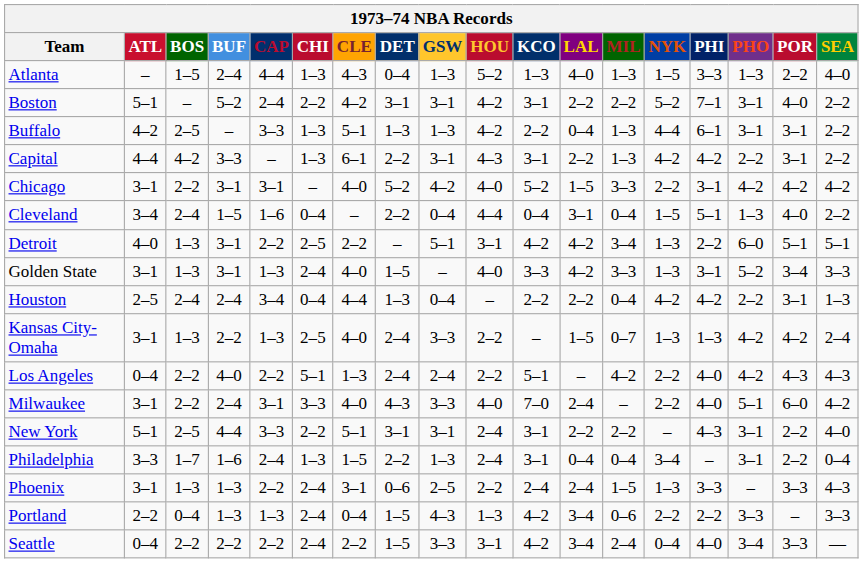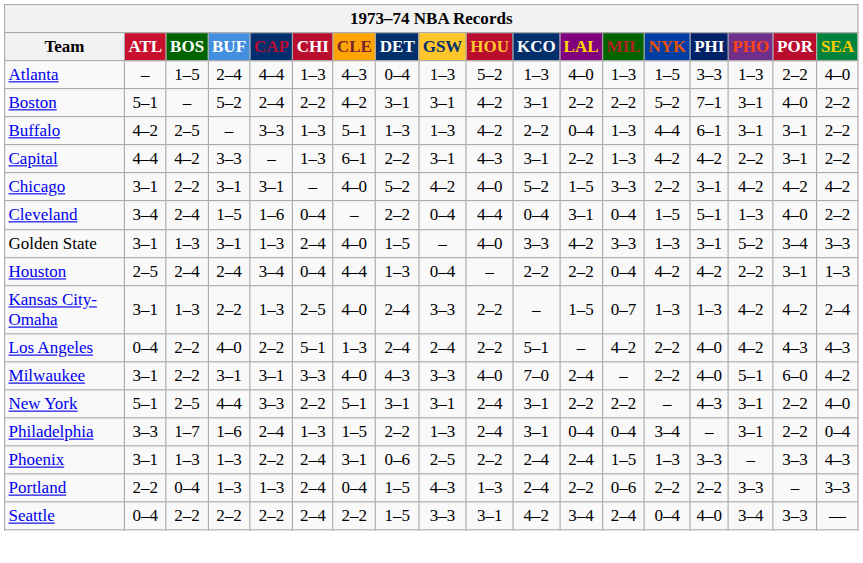- row: (33, 243)
(229, 403) 2–4 -> (229, 375) 3–1
(536, 516) 4–2 -> (536, 488) 2–4
(581, 516) 3–4 -> (581, 488) 2–2
